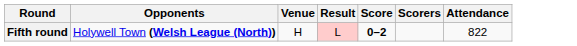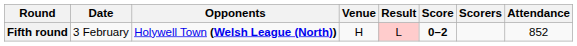+ column: (101, 13)
(478, 31) 822 -> (539, 31) 852
